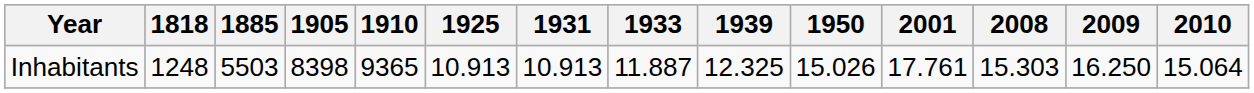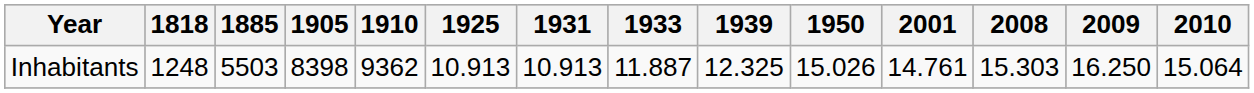(390, 66) 9365 -> (390, 66) 9362
(927, 66) 17.761 -> (927, 66) 14.761
